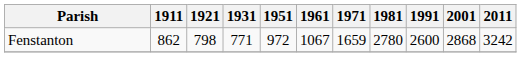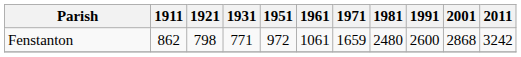(315, 39) 1067 -> (315, 39) 1061
(388, 39) 2780 -> (388, 39) 2480
